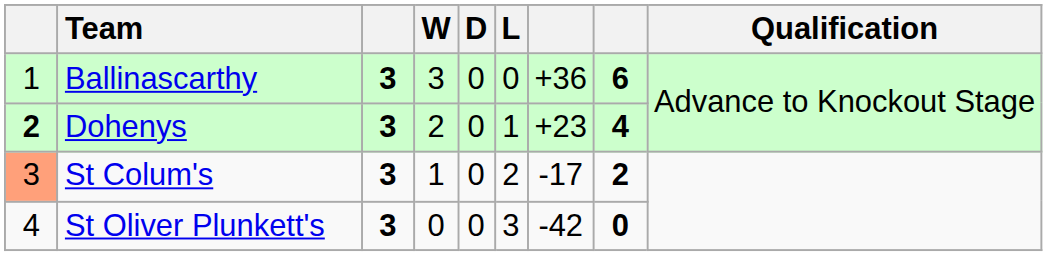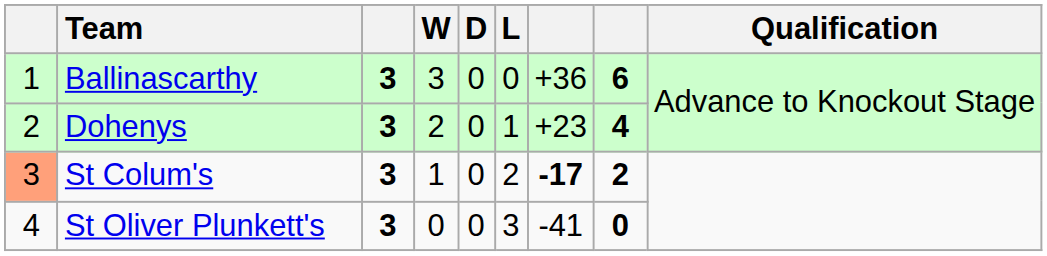(31, 126) bold -> (31, 126) normal
(561, 175) normal -> (561, 175) bold
(561, 224) -42 -> (561, 224) -41
